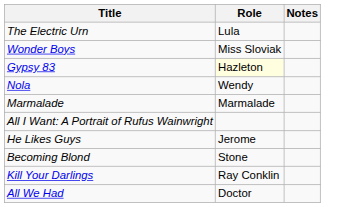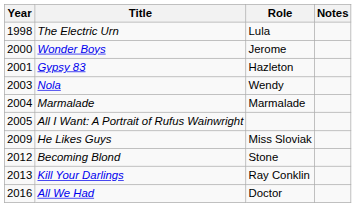+ column: (20, 13)
(250, 49) Miss Sloviak -> (267, 49) Jerome
(240, 67) lightyellow background -> (271, 67) no background
(237, 139) Jerome -> (280, 139) Miss Sloviak
